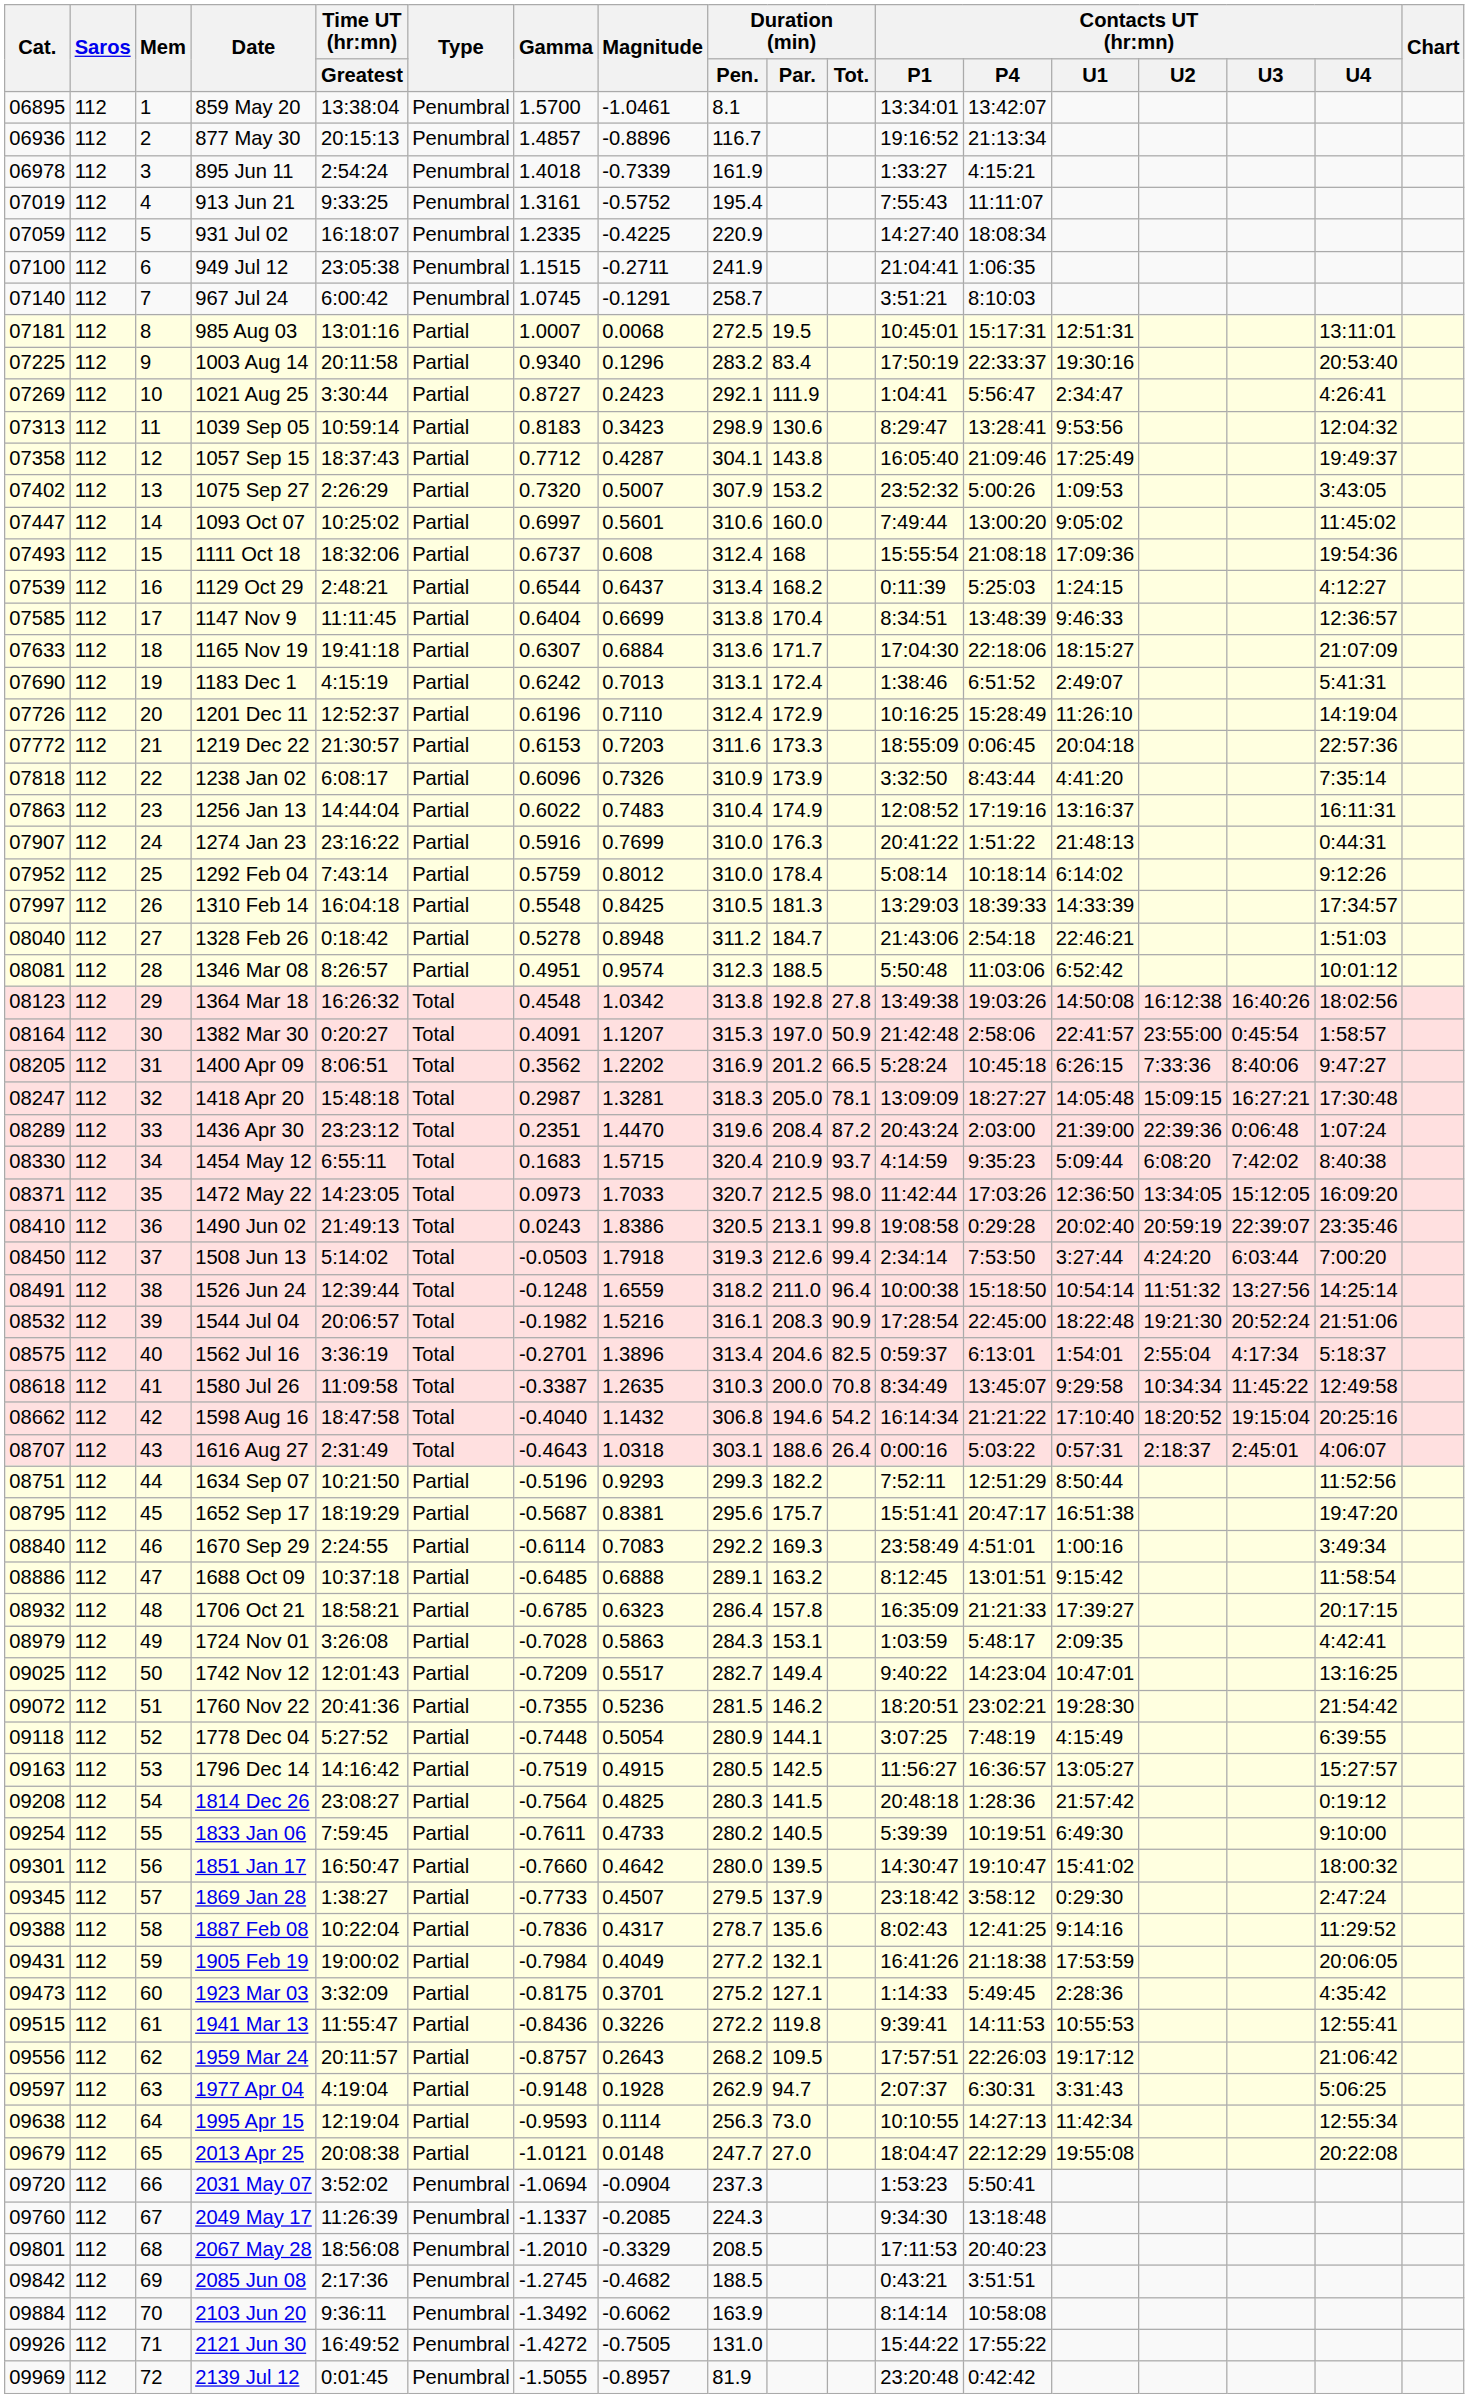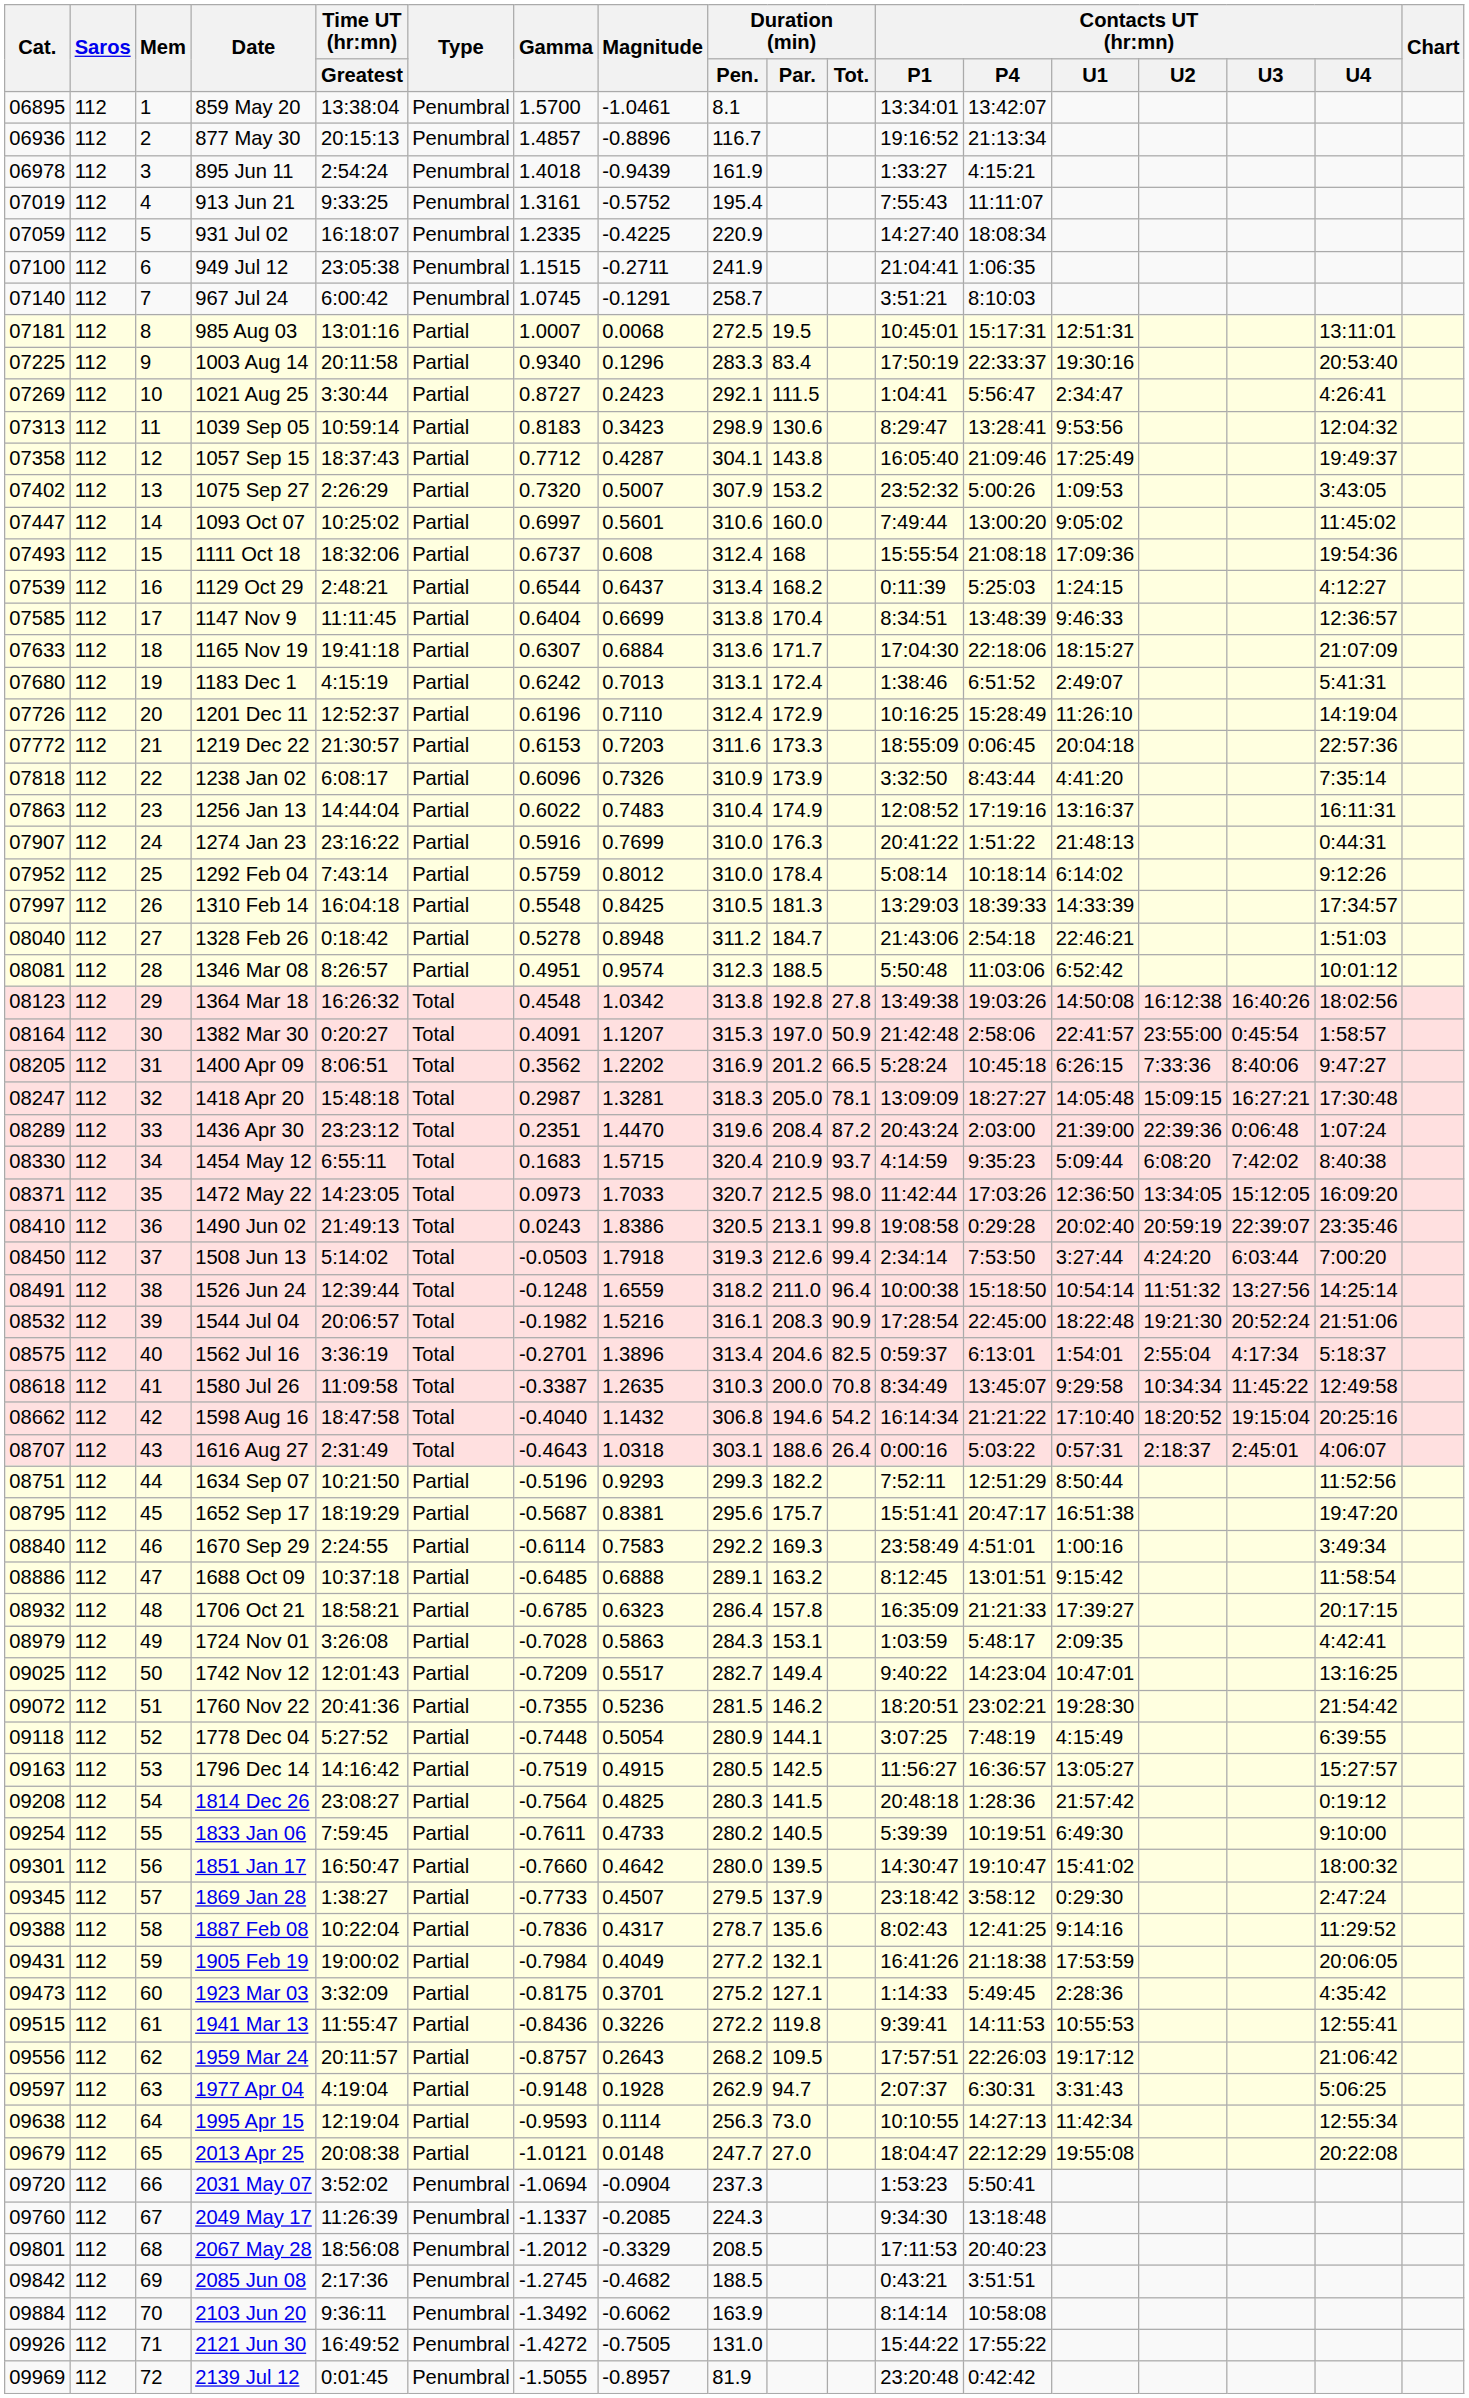(636, 171) -0.7339 -> (636, 171) -0.9439
(738, 362) 283.2 -> (738, 362) 283.3
(796, 394) 111.9 -> (796, 394) 111.5
(37, 682) 07690 -> (37, 682) 07680
(633, 1545) 0.7083 -> (633, 1545) 0.7583
(553, 2249) -1.2010 -> (553, 2249) -1.2012
